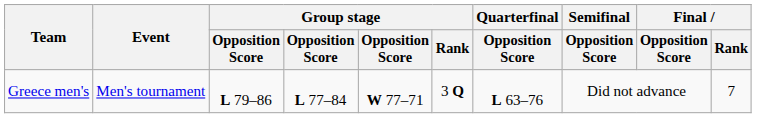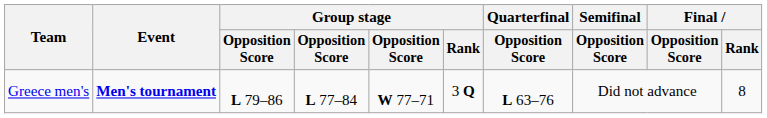(151, 91) normal -> (156, 91) bold
(731, 91) 7 -> (742, 91) 8
